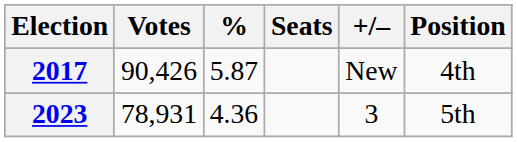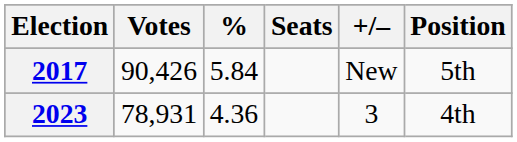(234, 70) 5.87 -> (234, 70) 5.84
(458, 70) 4th -> (458, 70) 5th
(458, 114) 5th -> (458, 114) 4th
